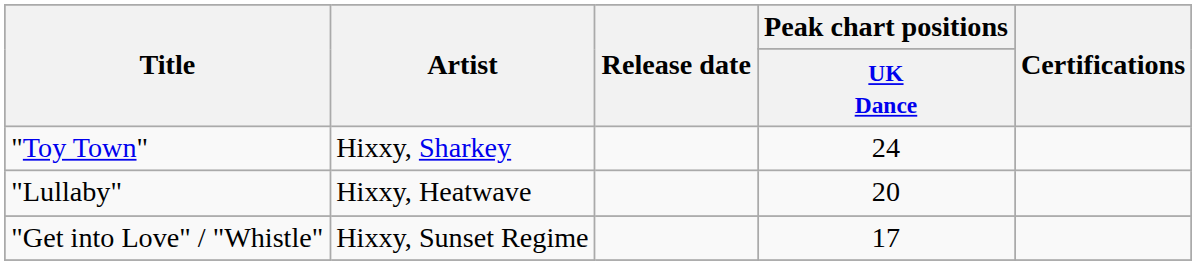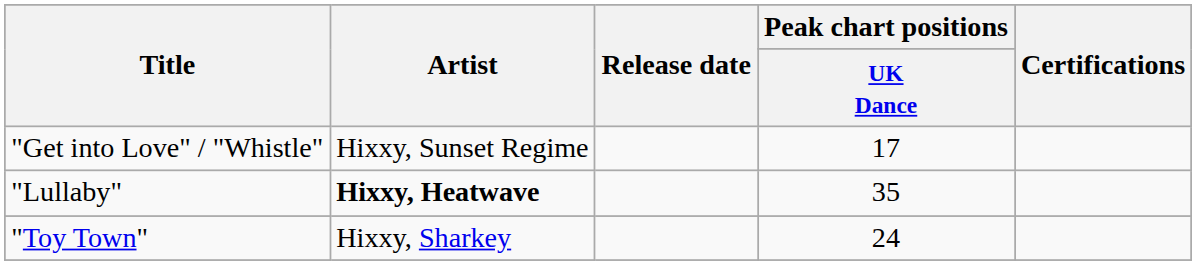rows swapped: (80, 147) <-> (167, 237)
(434, 192) normal -> (438, 192) bold
(886, 192) 20 -> (886, 192) 35
